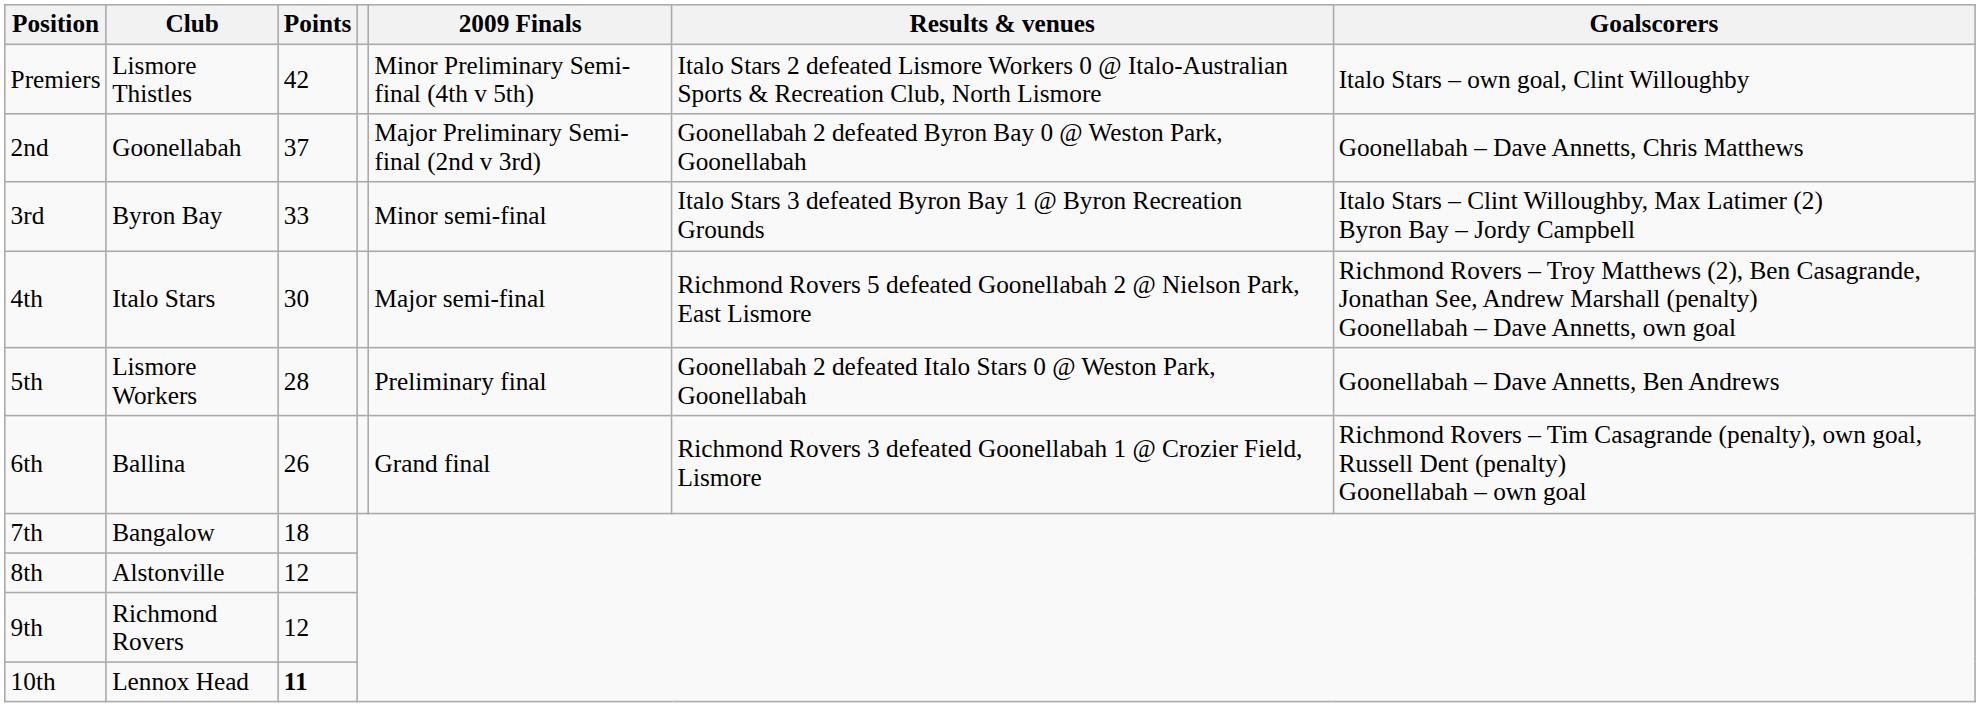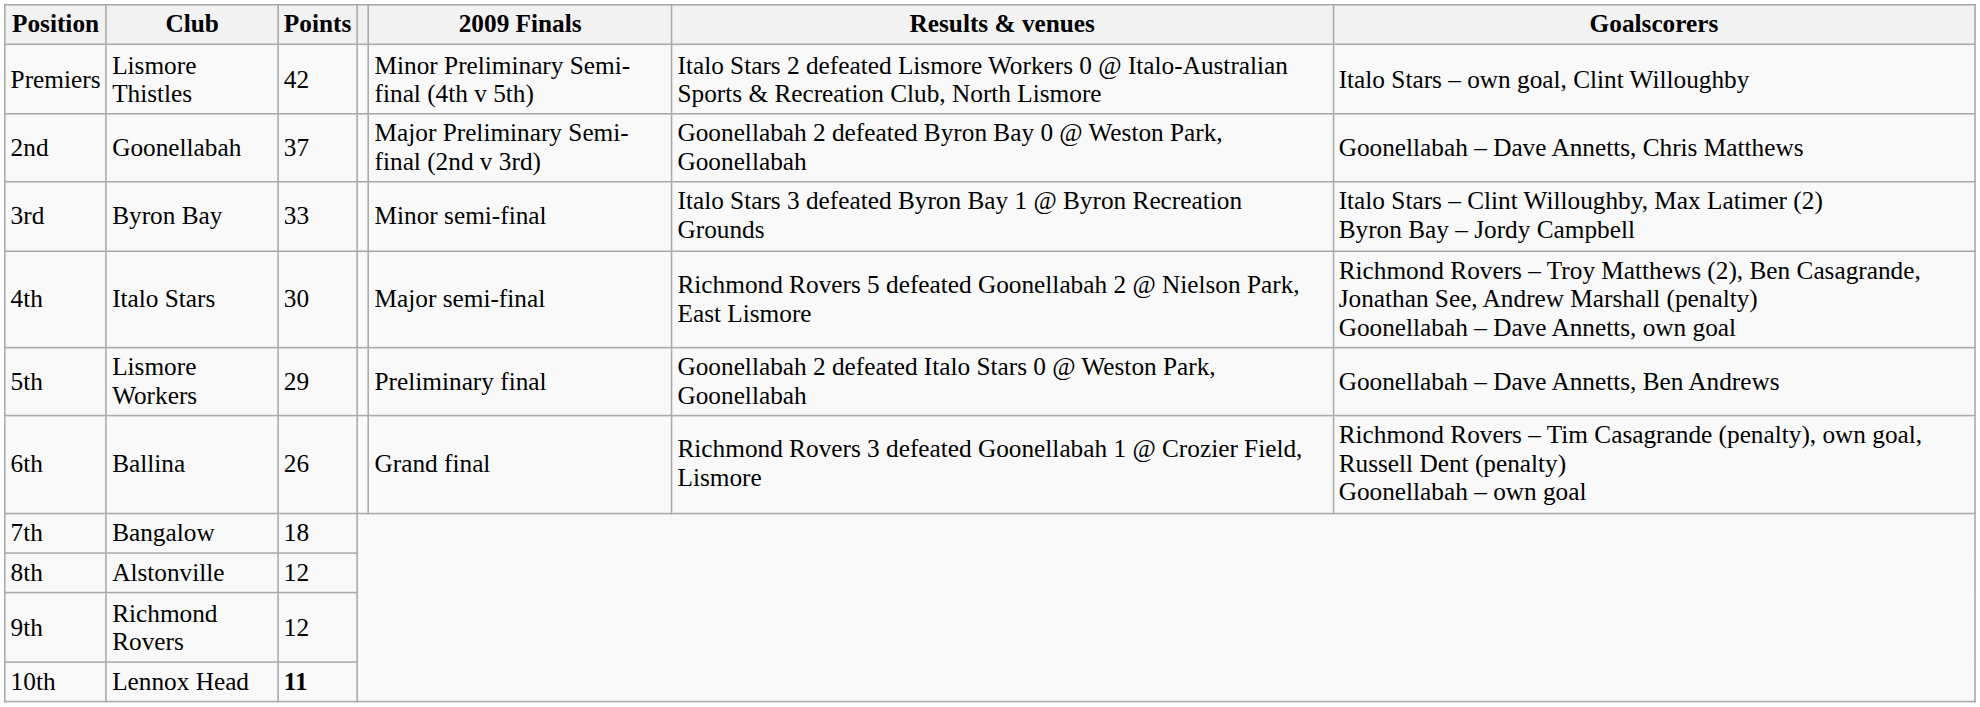(296, 381) 28 -> (296, 381) 29
